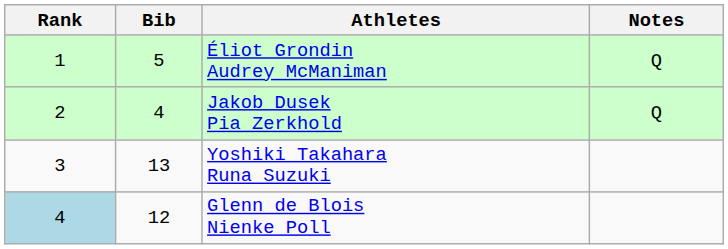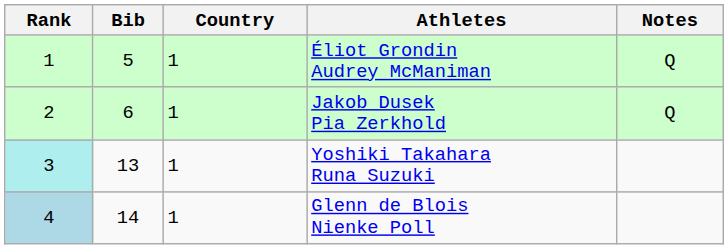+ column: (235, 20)
(159, 113) 4 -> (128, 113) 6
(60, 166) no background -> (49, 166) paleturquoise background
(159, 218) 12 -> (128, 218) 14
